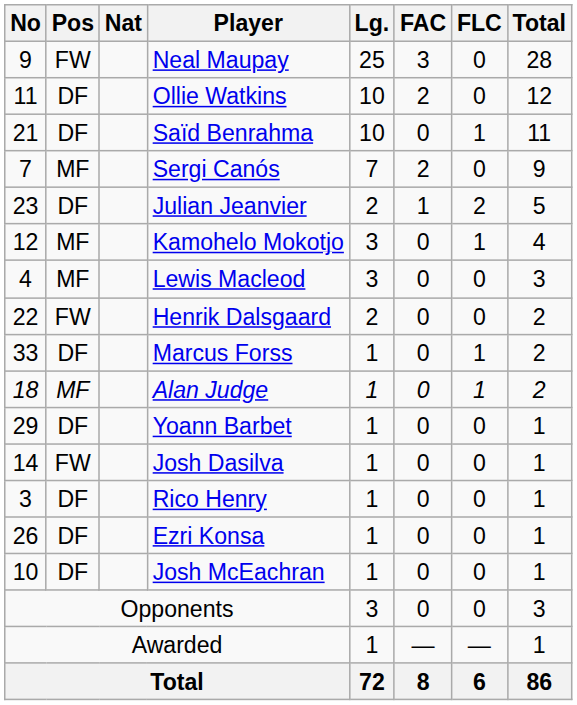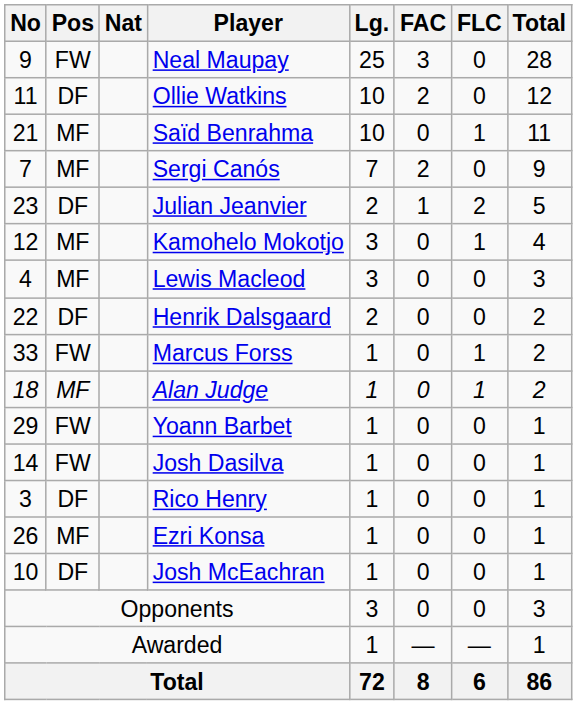(73, 133) DF -> (73, 133) MF
(73, 316) FW -> (73, 316) DF
(73, 352) DF -> (73, 352) FW
(73, 426) DF -> (73, 426) FW
(73, 535) DF -> (73, 535) MF
